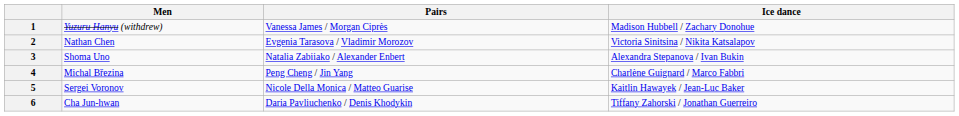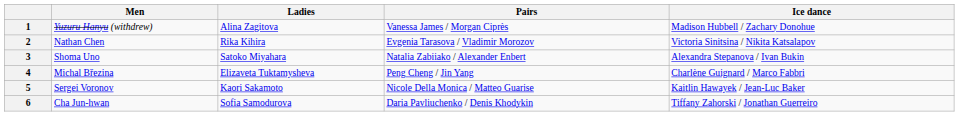+ column: (301, 12)
